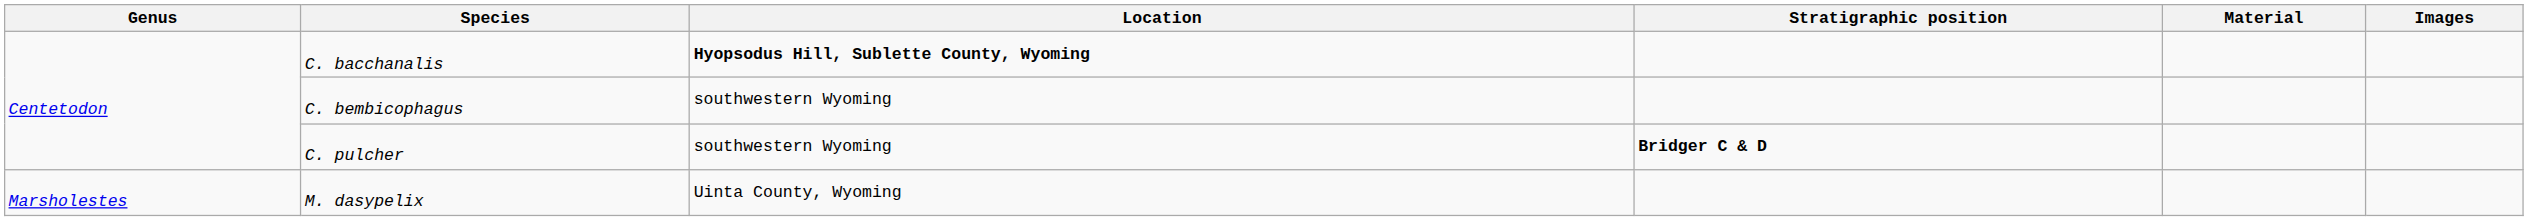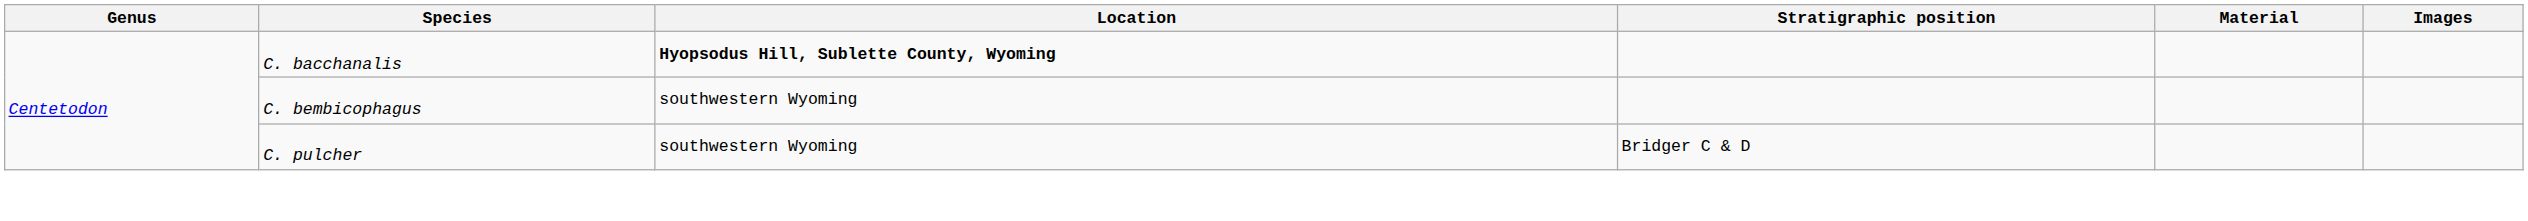(1703, 146) bold -> (1686, 146) normal
- row: (364, 202)
